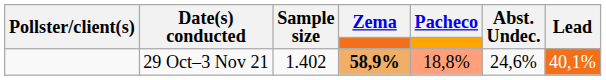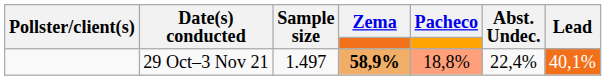(306, 62) 1.402 -> (306, 62) 1.497
(514, 62) 24,6% -> (514, 62) 22,4%
